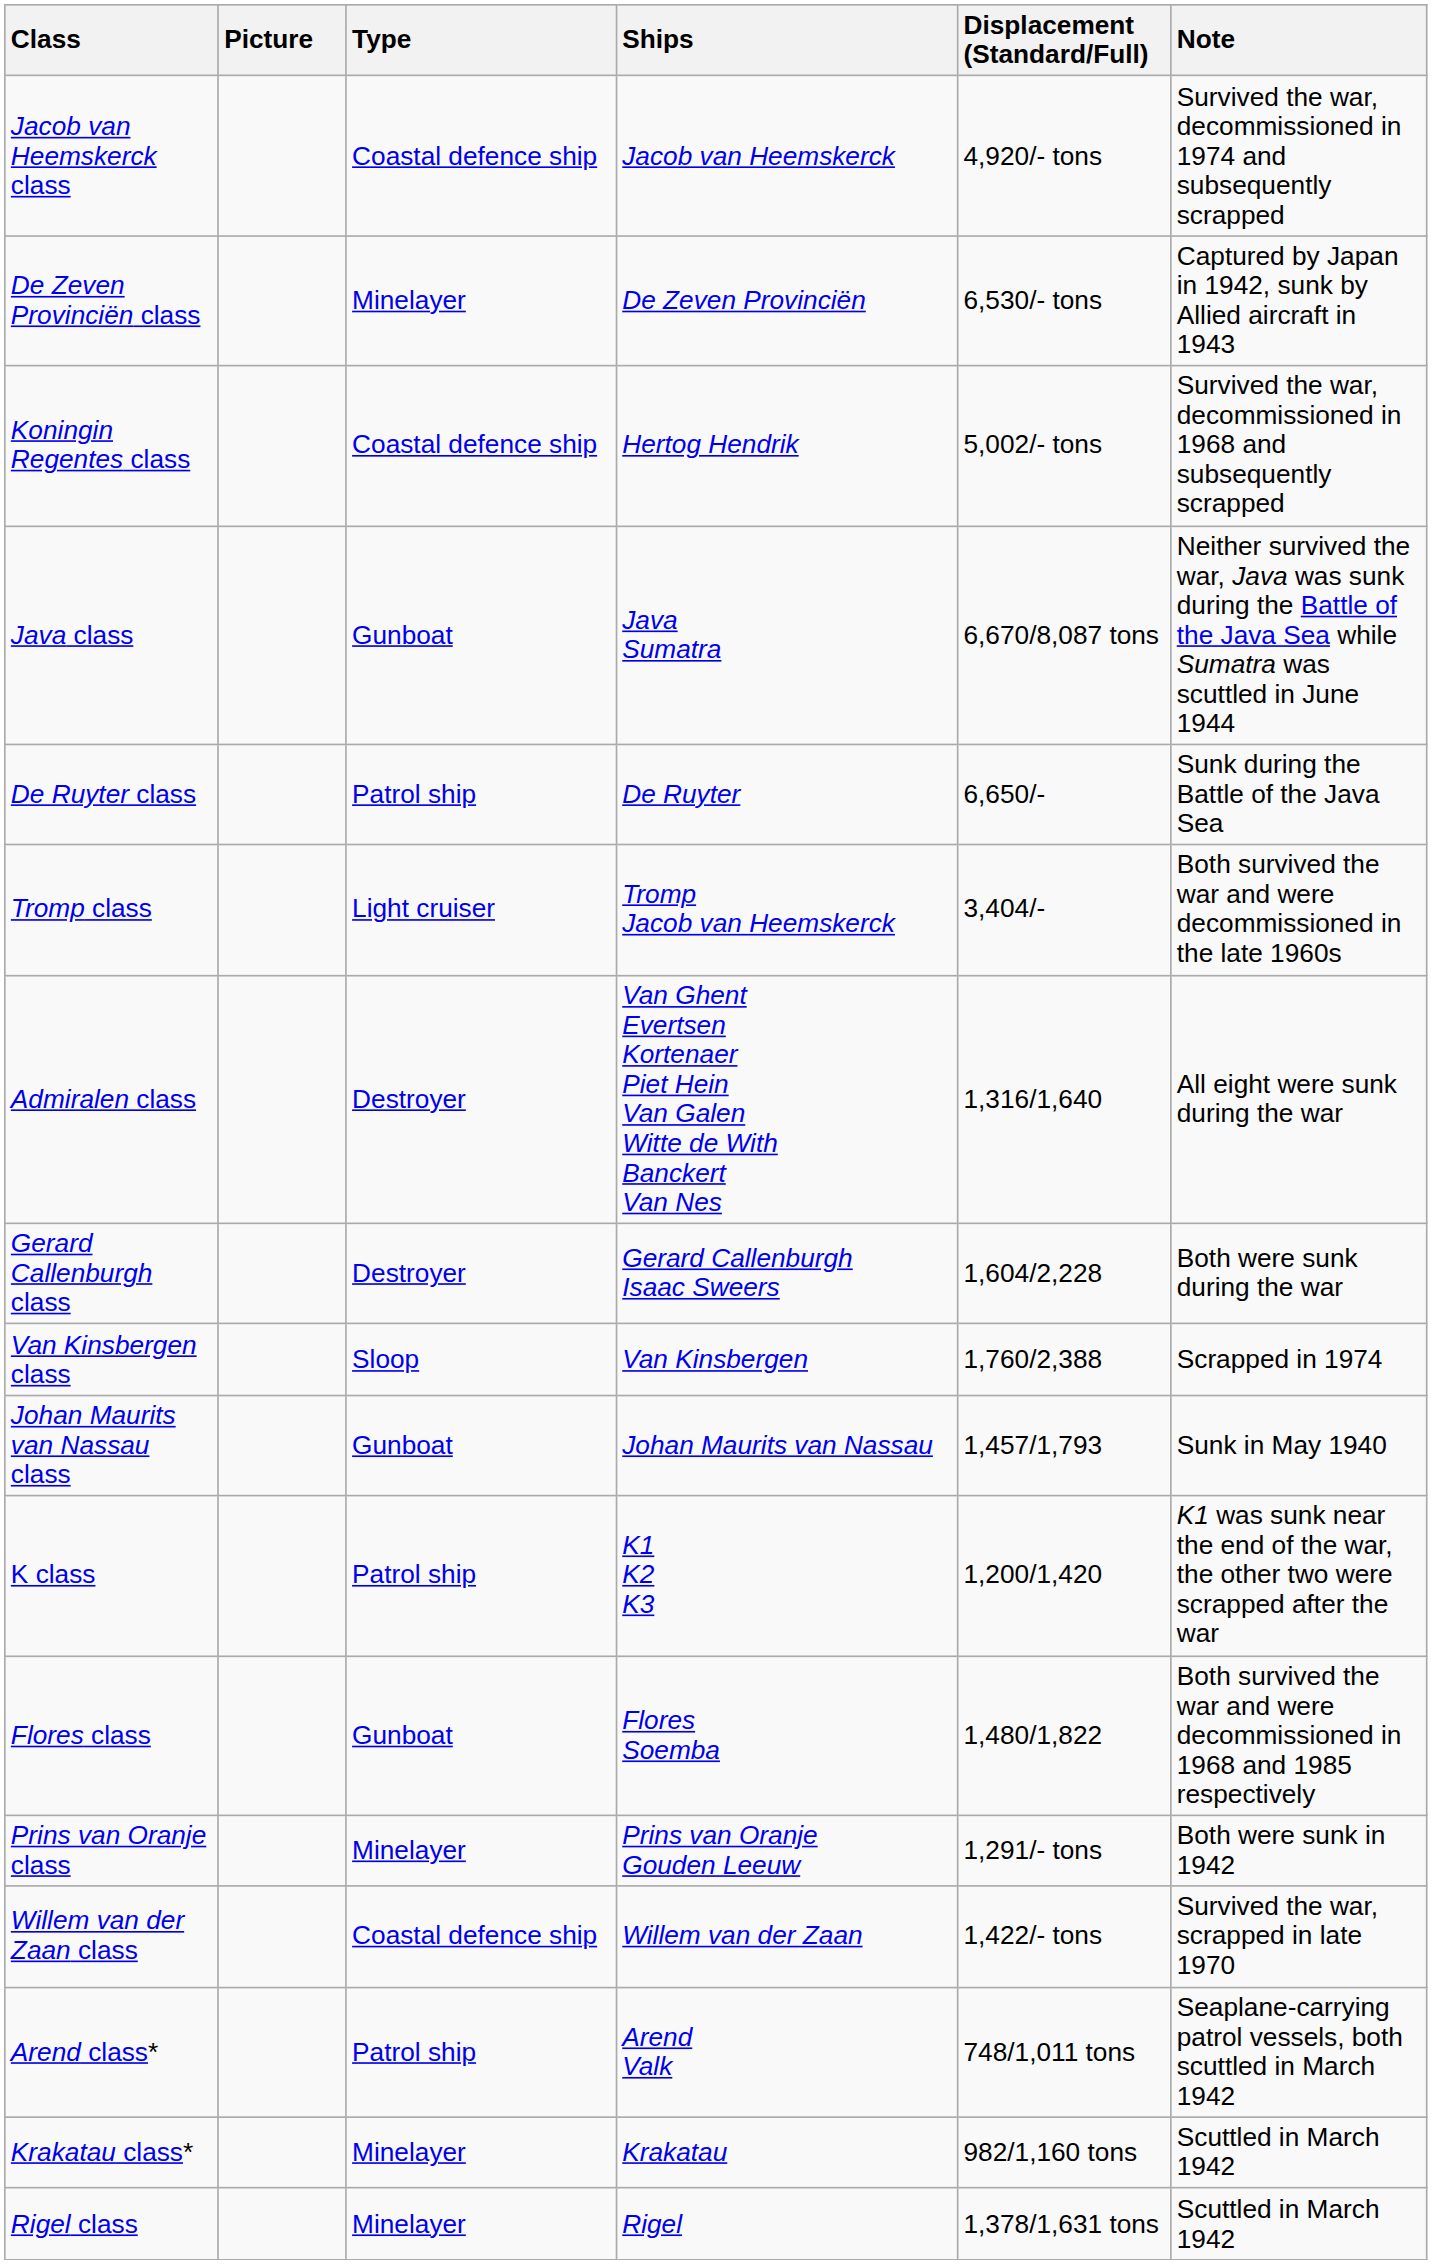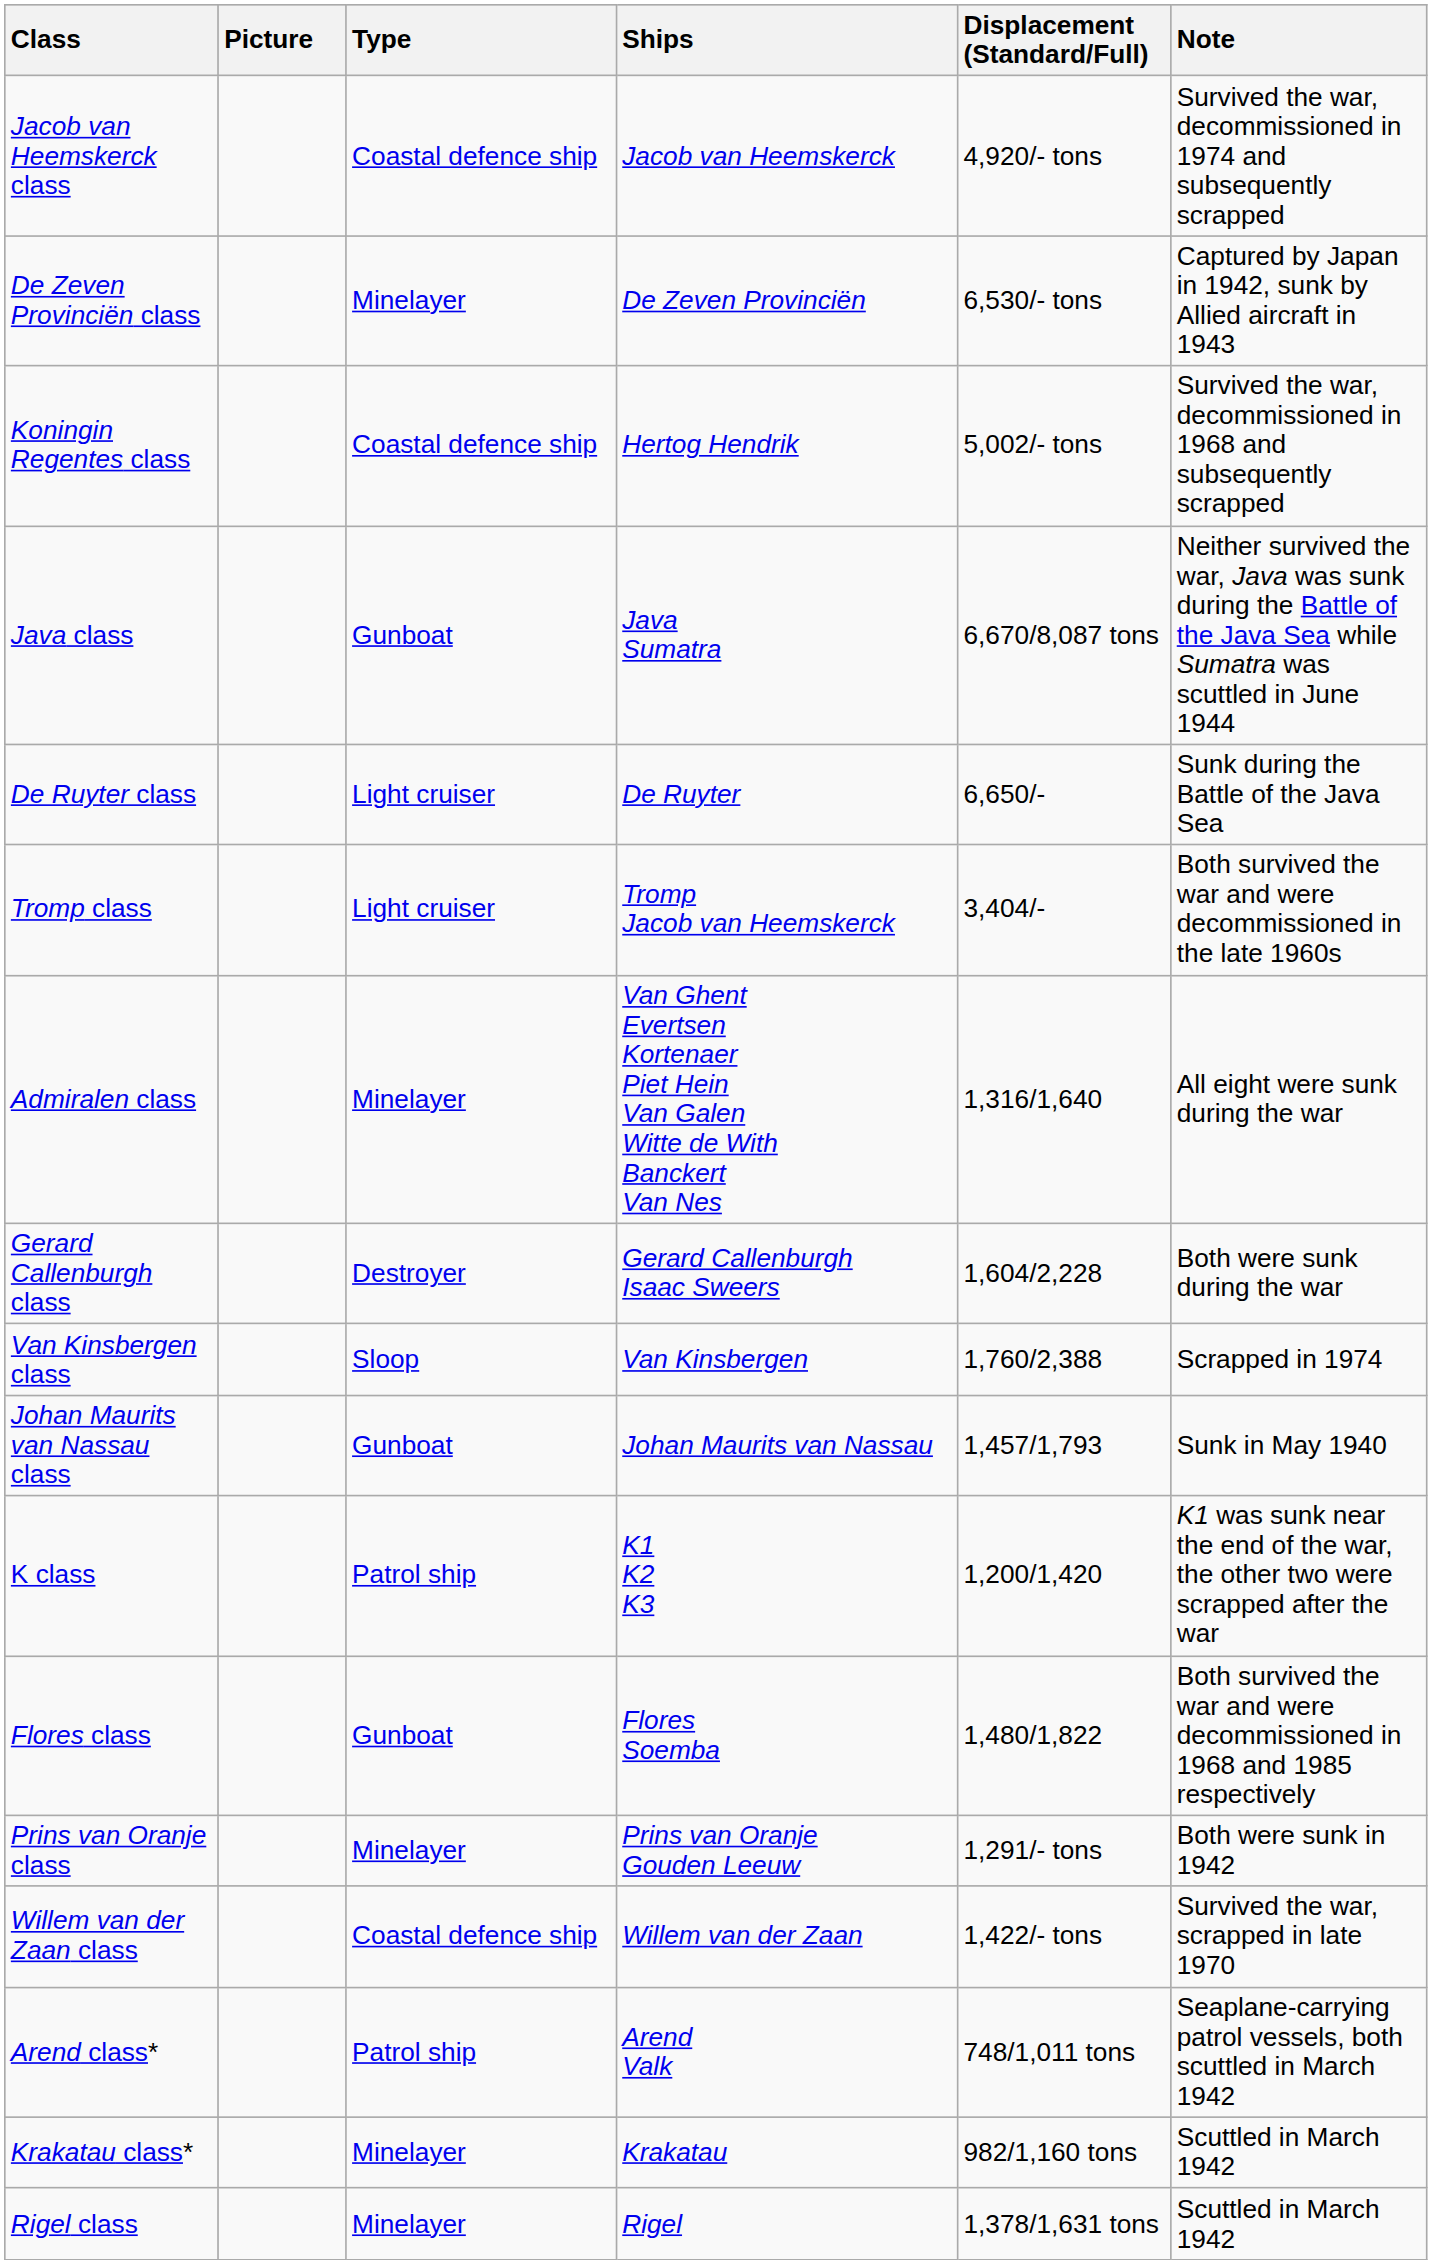(414, 794) Patrol ship -> (424, 794) Light cruiser
(409, 1098) Destroyer -> (409, 1098) Minelayer
